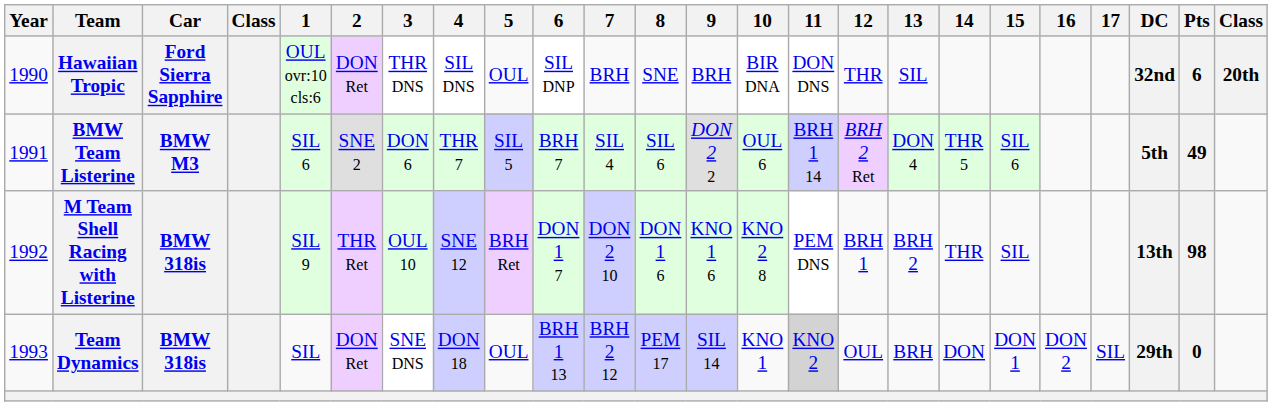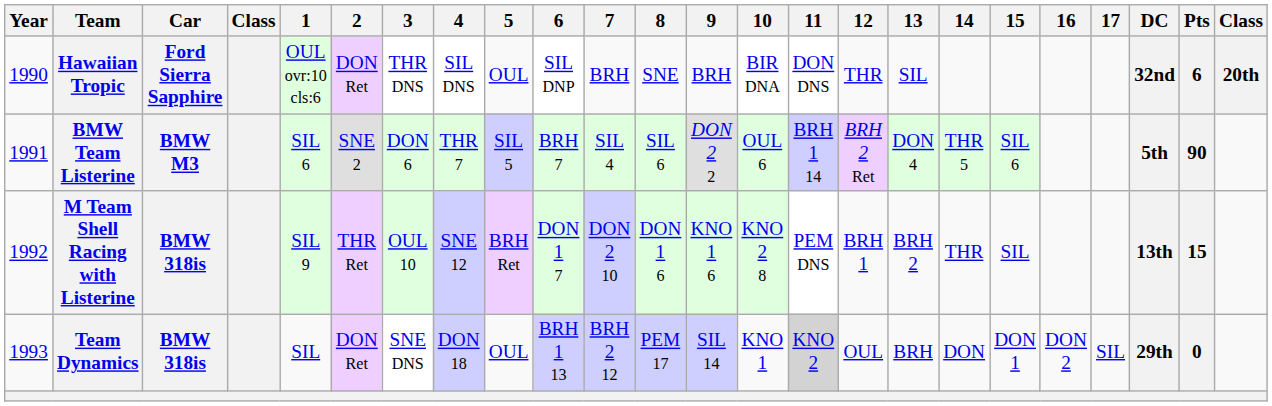(1197, 151) 49 -> (1197, 151) 90
(1197, 251) 98 -> (1197, 251) 15
